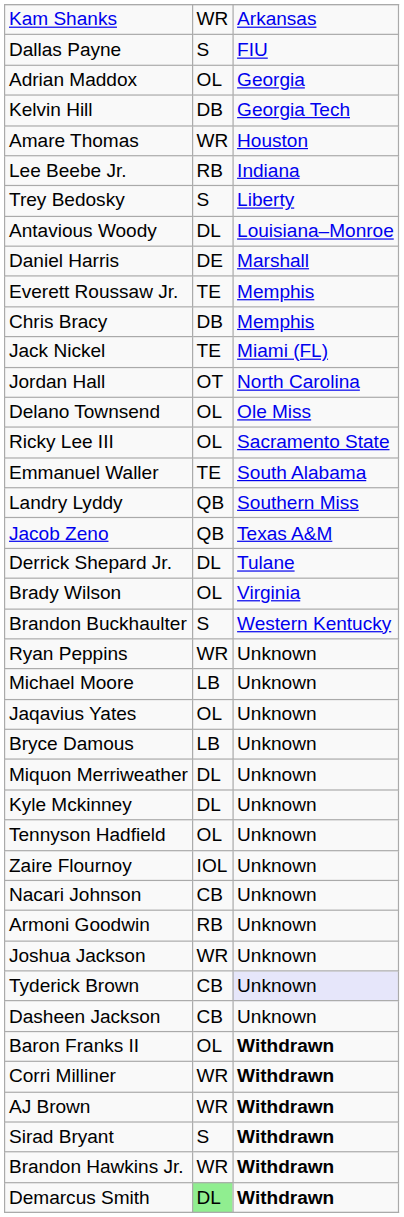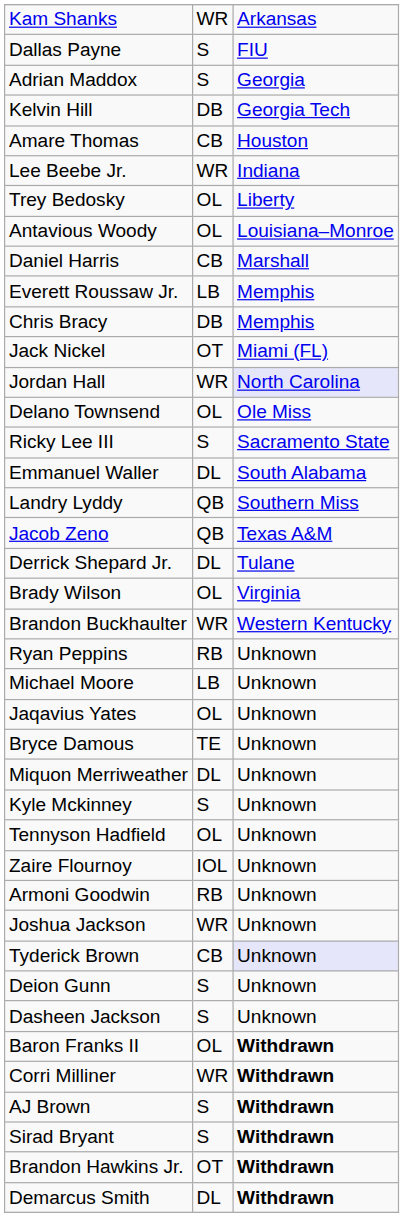(209, 79) OL -> (203, 79) S
(212, 140) WR -> (210, 140) CB
(210, 170) RB -> (212, 170) WR
(203, 200) S -> (209, 200) OL
(209, 230) DL -> (209, 230) OL
(210, 261) DE -> (210, 261) CB
(209, 291) TE -> (208, 291) LB
(209, 351) TE -> (210, 351) OT
(210, 381) OT -> (212, 381) WR
(298, 381) no background -> (298, 381) lavender background
(209, 442) OL -> (203, 442) S
(209, 472) TE -> (209, 472) DL
(203, 623) S -> (212, 623) WR
(212, 653) WR -> (210, 653) RB
(208, 744) LB -> (209, 744) TE
(209, 804) DL -> (203, 804) S
- row: (75, 895)
+ row: (60, 985)
(210, 1016) CB -> (203, 1016) S
(212, 1106) WR -> (203, 1106) S
(212, 1167) WR -> (210, 1167) OT
(209, 1197) lightgreen background -> (209, 1197) no background
